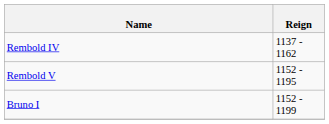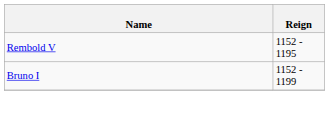- row: (33, 47)
